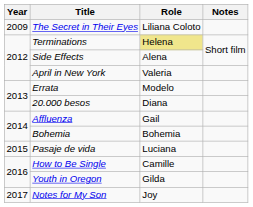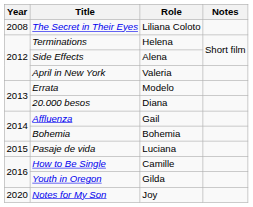(17, 27) 2009 -> (17, 27) 2008
(158, 42) khaki background -> (158, 42) no background
(17, 194) 2017 -> (17, 194) 2020
